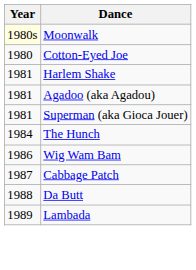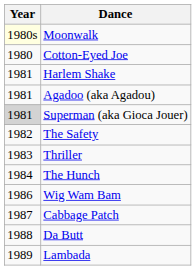(20, 114) no background -> (20, 114) lightgrey background
+ row: (71, 134)
+ row: (63, 154)
